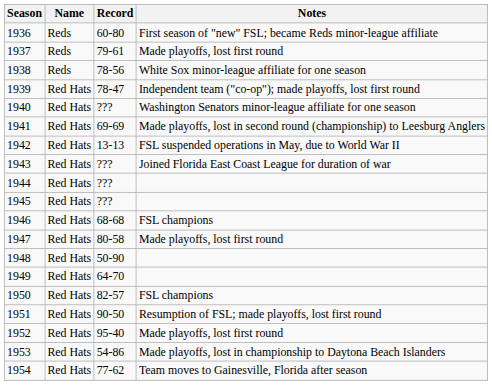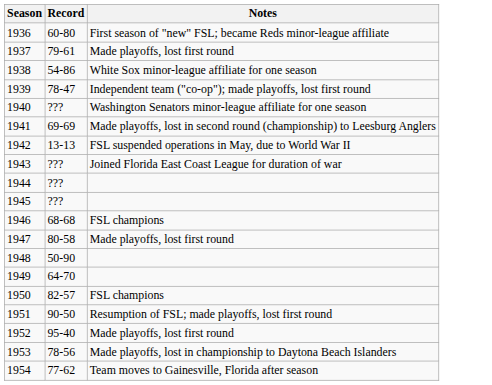- column: (69, 13)
(110, 70) 78-56 -> (61, 70) 54-86
(110, 351) 54-86 -> (61, 351) 78-56
